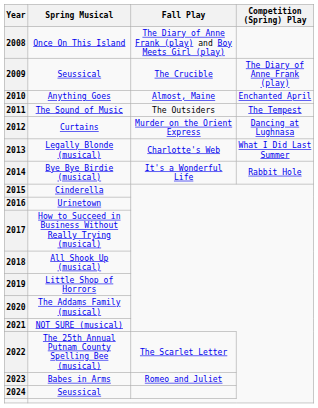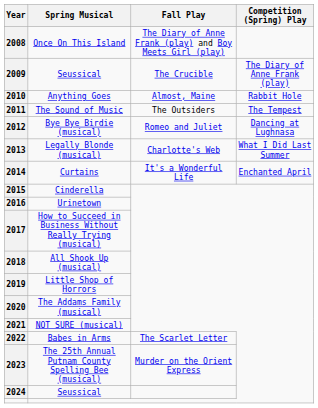(275, 97) Enchanted April -> (275, 97) Rabbit Hole
(79, 128) Curtains -> (79, 128) Bye Bye Birdie (musical)
(184, 128) Murder on the Orient Express -> (184, 128) Romeo and Juliet
(79, 173) Bye Bye Birdie (musical) -> (79, 173) Curtains
(275, 173) Rabbit Hole -> (275, 173) Enchanted April
(79, 352) The 25th Annual Putnam County Spelling Bee (musical) -> (79, 338) Babes in Arms
(79, 379) Babes in Arms -> (79, 365) The 25th Annual Putnam County Spelling Bee (musical)
(184, 379) Romeo and Juliet -> (184, 365) Murder on the Orient Express
